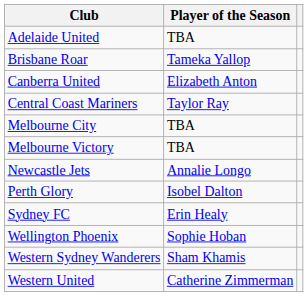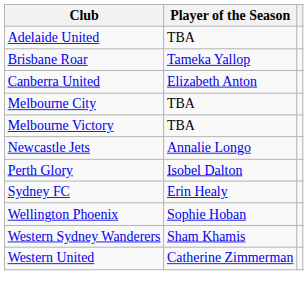- row: (73, 103)
